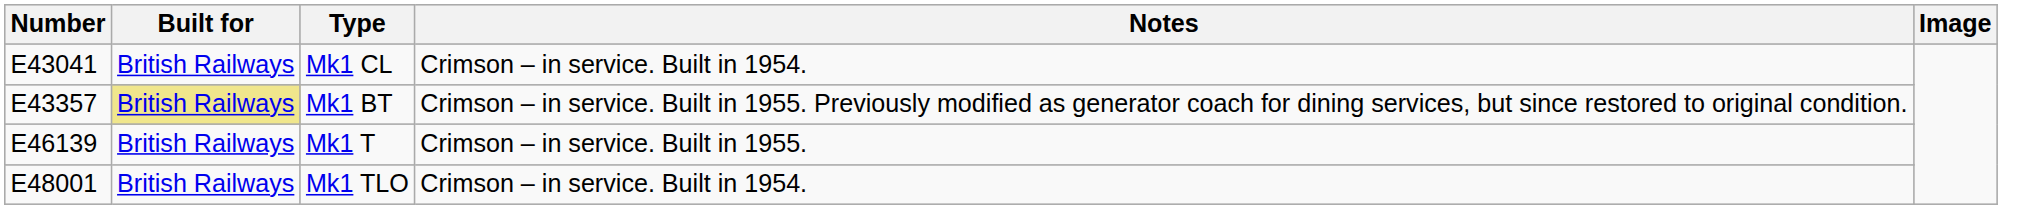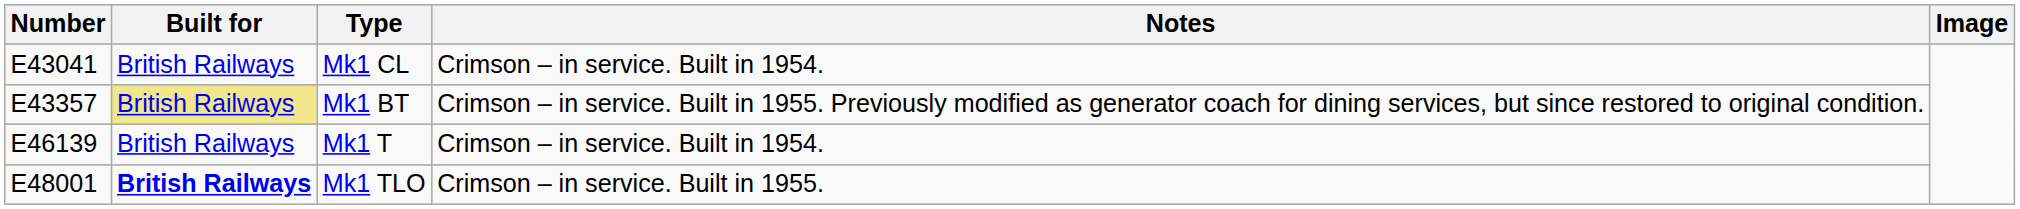(614, 143) Crimson – in service. Built in 1955. -> (631, 143) Crimson – in service. Built in 1954.
(206, 183) normal -> (214, 183) bold
(614, 183) Crimson – in service. Built in 1954. -> (631, 183) Crimson – in service. Built in 1955.
